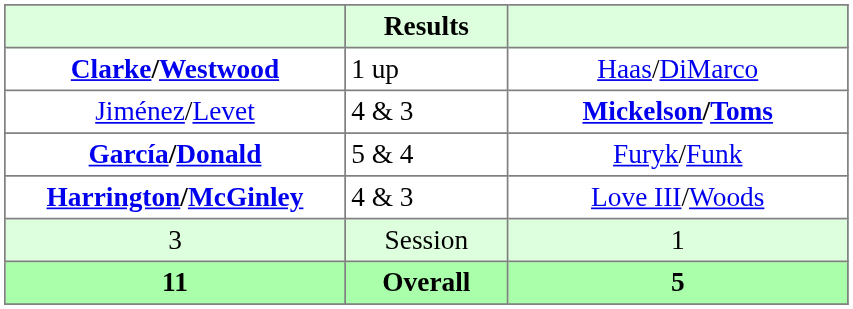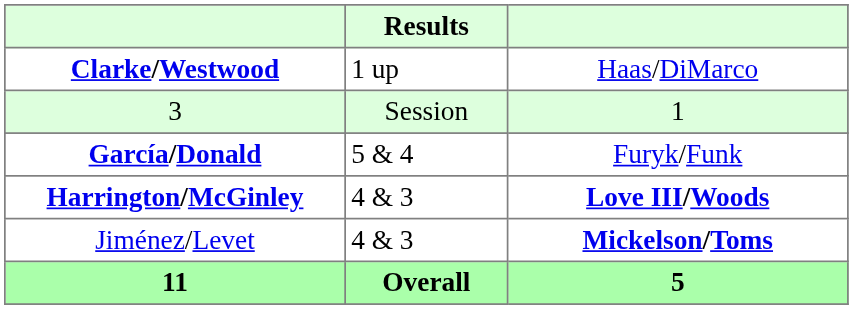rows swapped: (175, 111) <-> (175, 239)
(678, 196) normal -> (678, 196) bold
